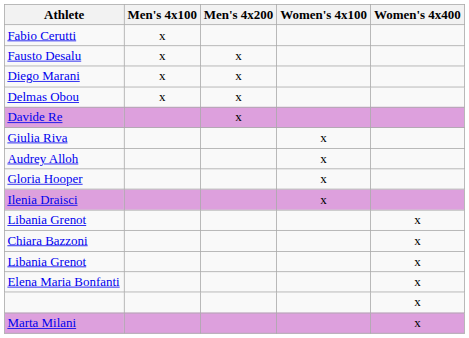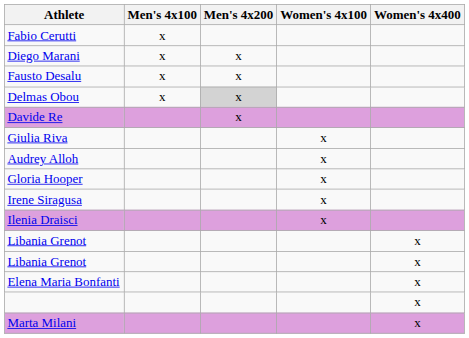rows swapped: (44, 55) <-> (44, 76)
(238, 96) no background -> (238, 96) lightgrey background
+ row: (45, 199)
- row: (48, 240)
